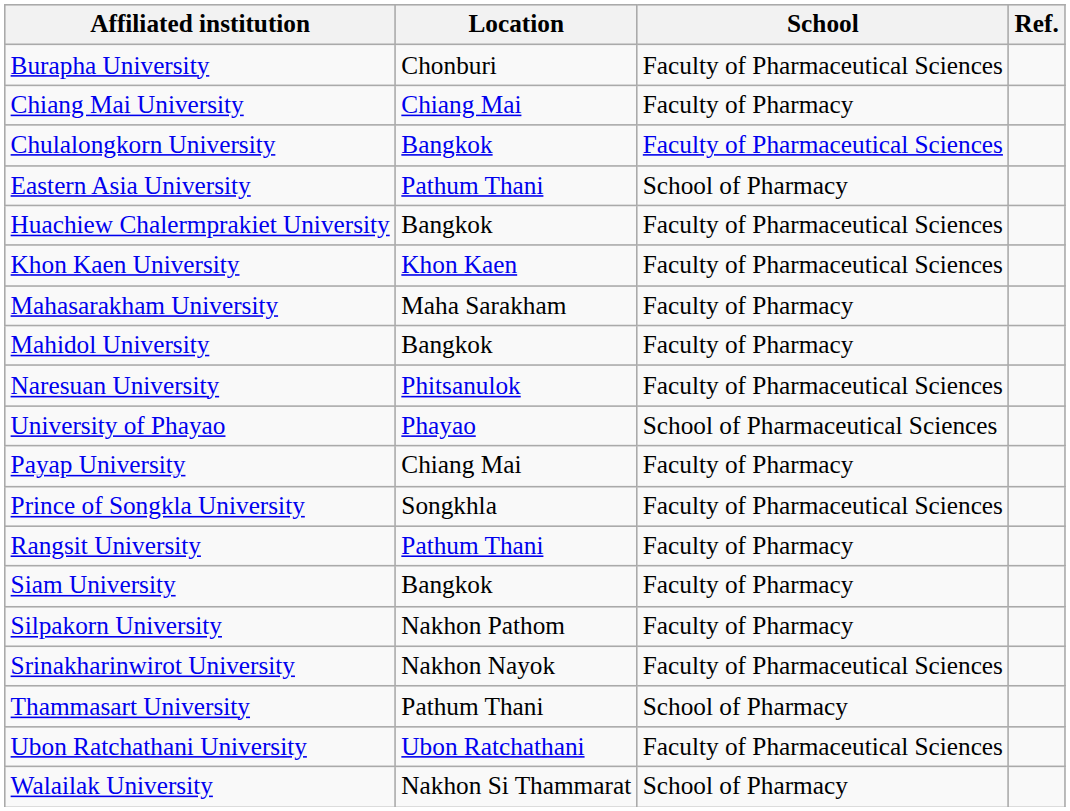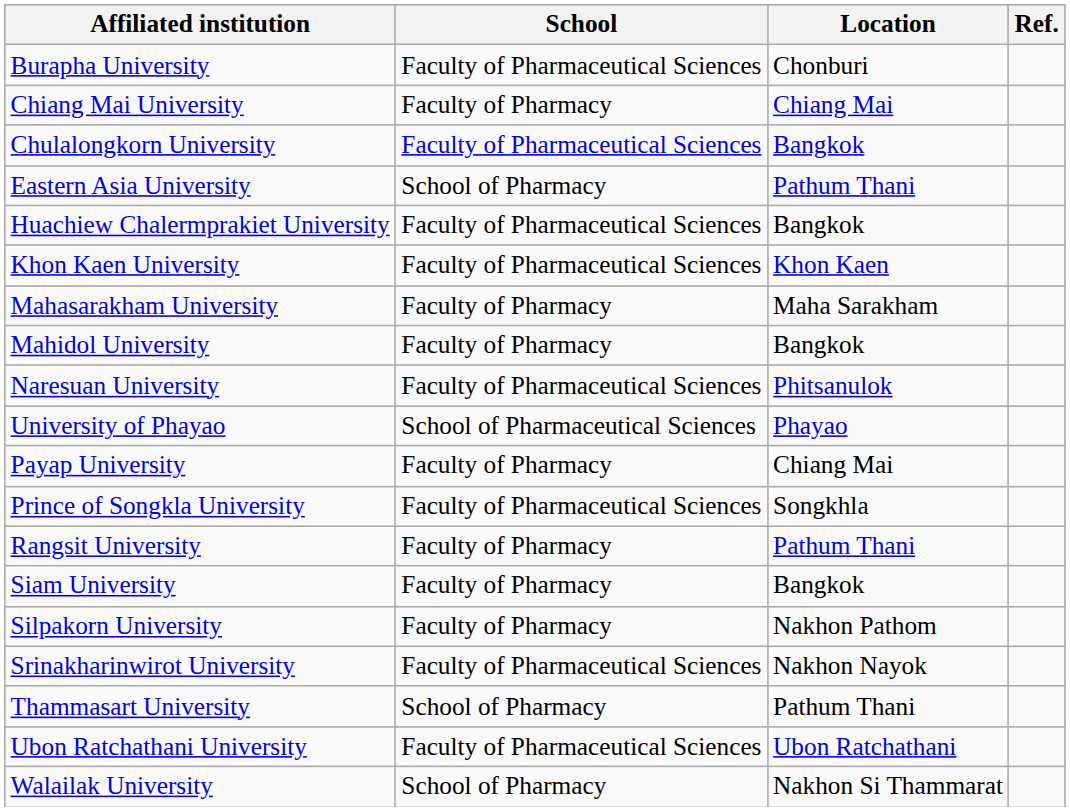columns swapped: (823, 24) <-> (516, 24)
